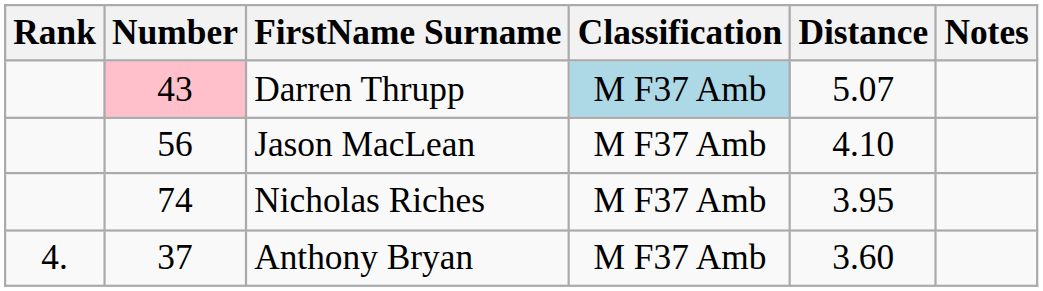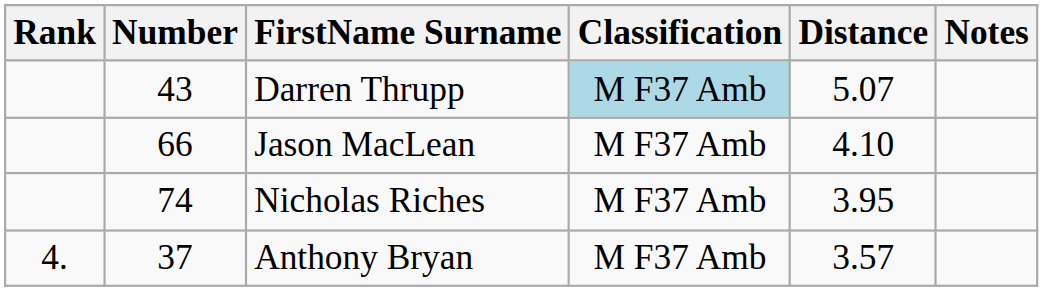(175, 88) pink background -> (175, 88) no background
(175, 144) 56 -> (175, 144) 66
(863, 256) 3.60 -> (863, 256) 3.57
